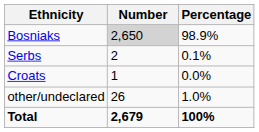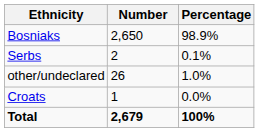(127, 35) lightgrey background -> (127, 35) no background
rows swapped: (26, 76) <-> (56, 96)
